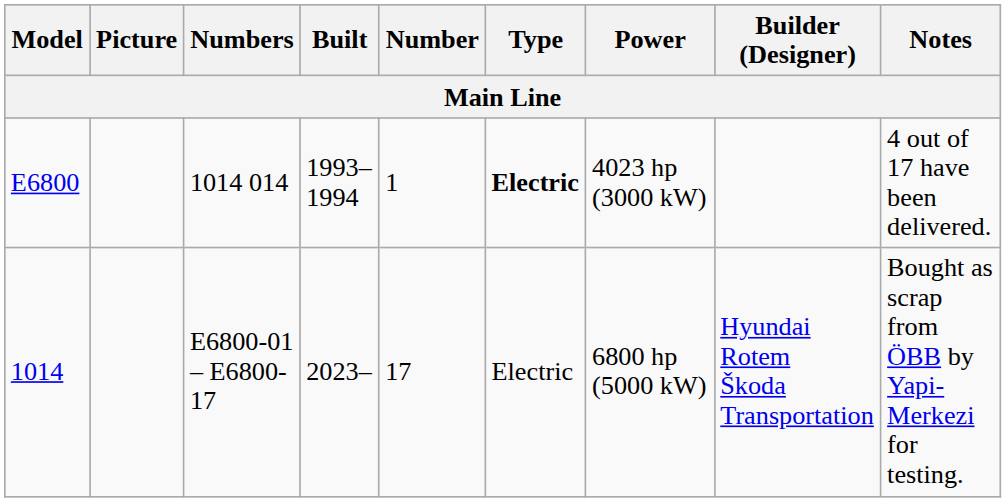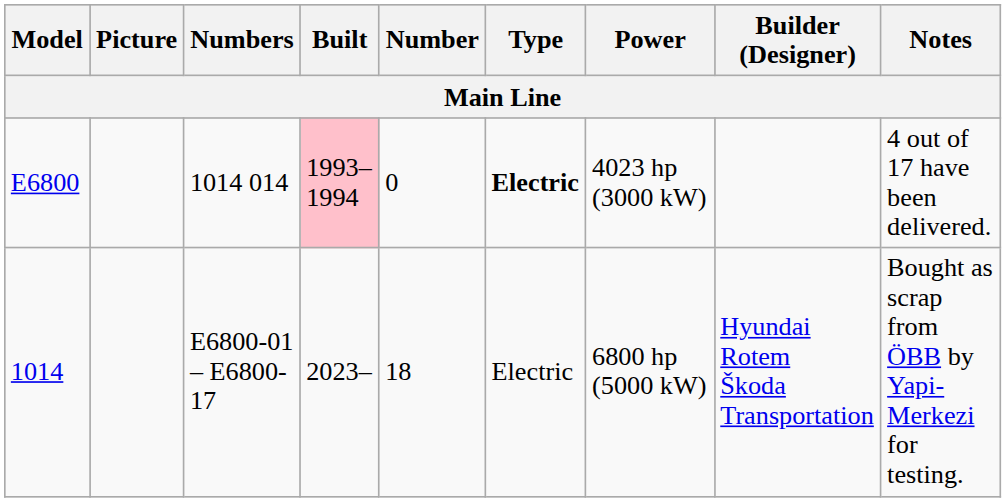(339, 182) no background -> (339, 182) pink background
(392, 182) 1 -> (392, 182) 0
(398, 371) 17 -> (398, 371) 18
